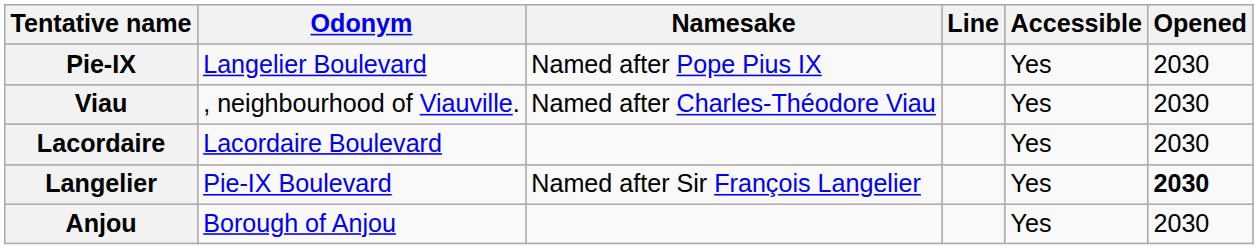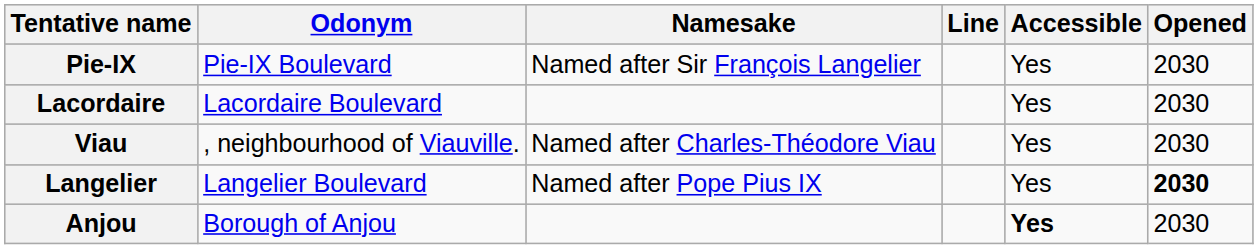(315, 64) Langelier Boulevard -> (297, 64) Pie-IX Boulevard
(677, 64) Named after Pope Pius IX -> (726, 64) Named after Sir François Langelier
rows swapped: (101, 104) <-> (101, 143)
(297, 183) Pie-IX Boulevard -> (315, 183) Langelier Boulevard
(726, 183) Named after Sir François Langelier -> (677, 183) Named after Pope Pius IX
(1031, 223) normal -> (1032, 223) bold
